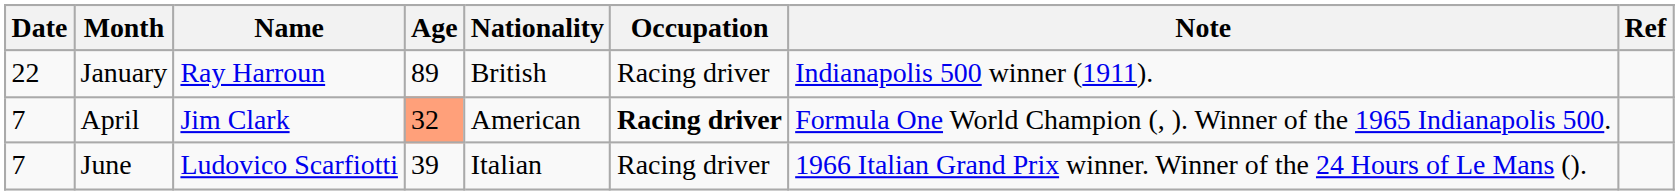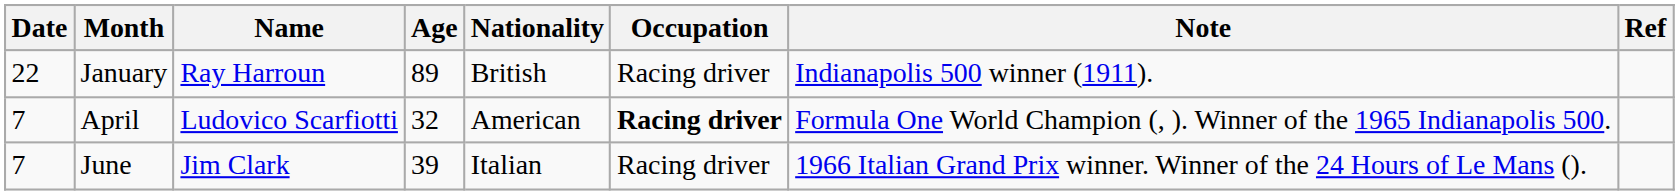(235, 119) Jim Clark -> (289, 119) Ludovico Scarfiotti
(425, 119) lightsalmon background -> (425, 119) no background
(289, 165) Ludovico Scarfiotti -> (235, 165) Jim Clark
